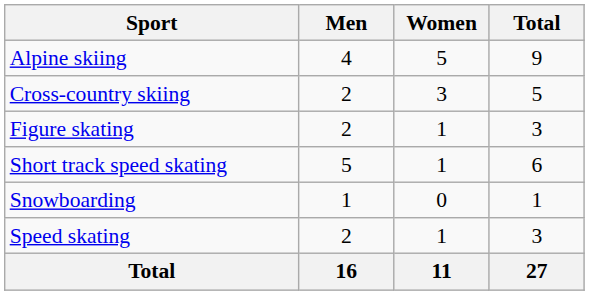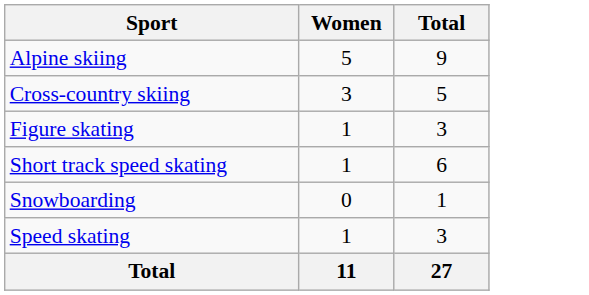- column: (346, 22)
